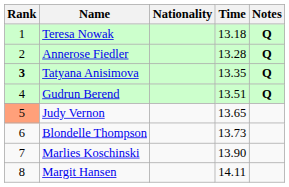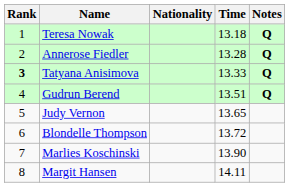(232, 73) 13.35 -> (232, 73) 13.33
(22, 113) lightsalmon background -> (22, 113) no background
(232, 133) 13.73 -> (232, 133) 13.72
